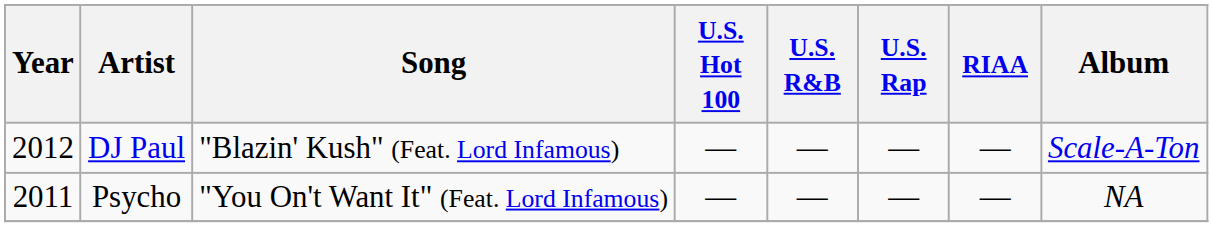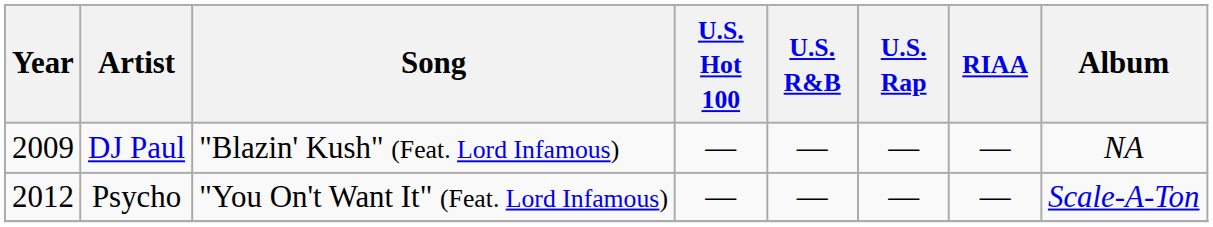(43, 147) 2012 -> (43, 147) 2009
(1124, 147) Scale-A-Ton -> (1124, 147) NA
(43, 196) 2011 -> (43, 196) 2012
(1124, 196) NA -> (1124, 196) Scale-A-Ton
